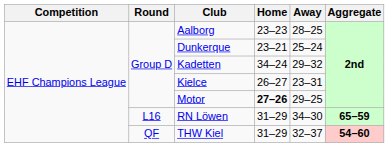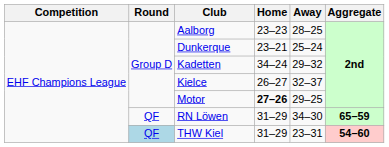(307, 82) 23–31 -> (307, 82) 32–37
(152, 116) L16 -> (152, 116) QF
(152, 133) no background -> (152, 133) lightblue background
(307, 133) 32–37 -> (307, 133) 23–31
